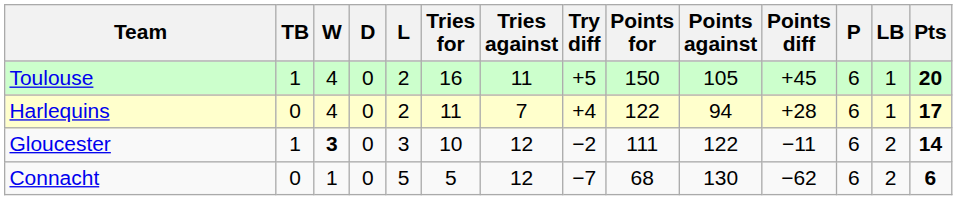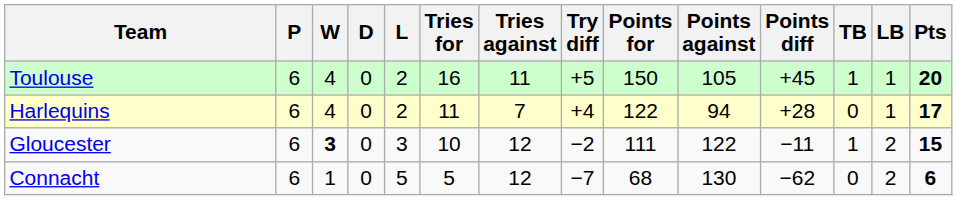columns swapped: (854, 32) <-> (295, 32)
(930, 144) 14 -> (930, 144) 15
